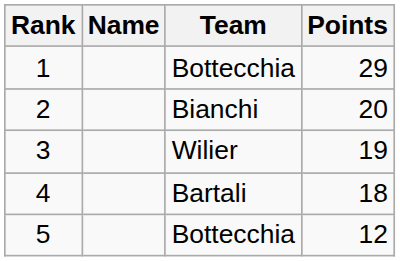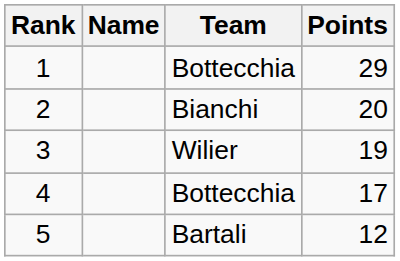(209, 192) Bartali -> (233, 192) Bottecchia
(373, 192) 18 -> (373, 192) 17
(233, 234) Bottecchia -> (209, 234) Bartali
